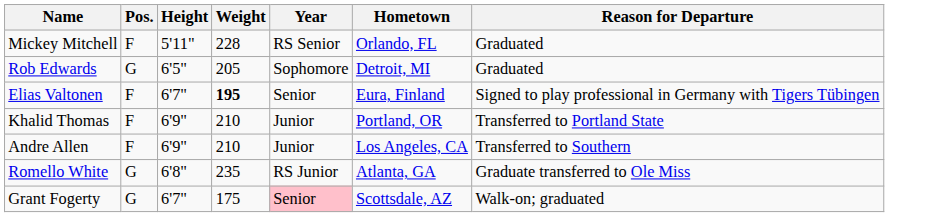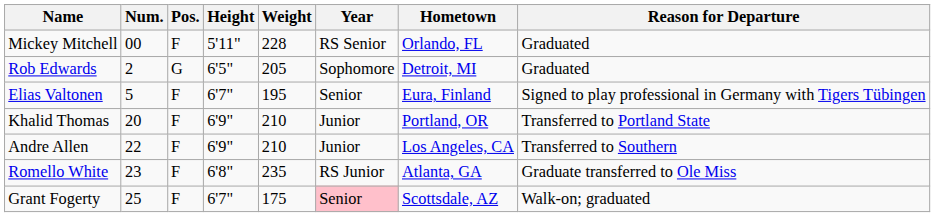+ column: (144, 17)
(228, 95) bold -> (274, 95) normal
(131, 172) G -> (176, 172) F
(131, 198) G -> (176, 198) F
